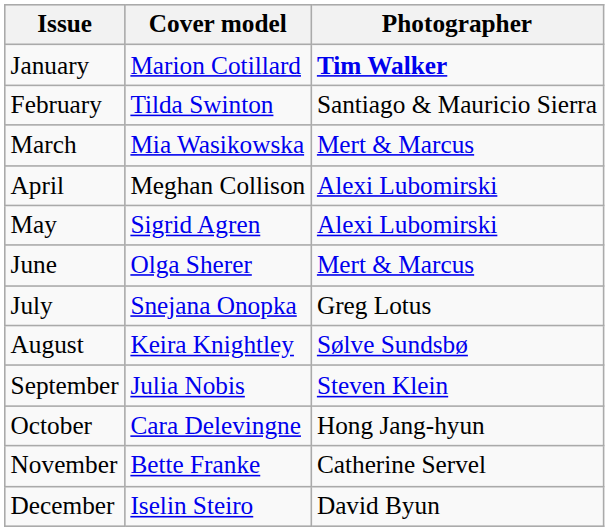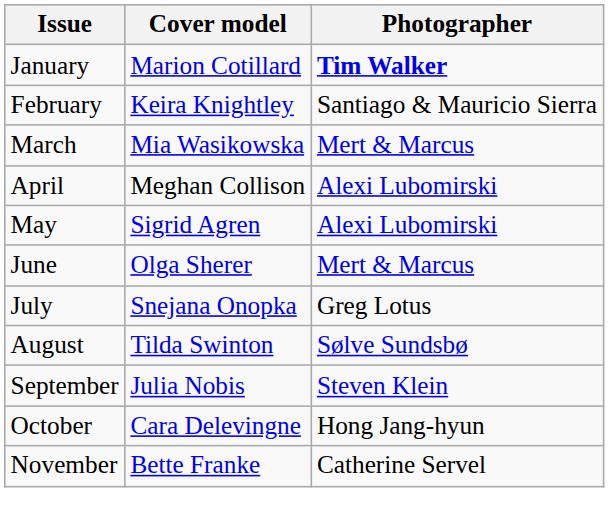(202, 104) Tilda Swinton -> (212, 104) Keira Knightley
(212, 345) Keira Knightley -> (202, 345) Tilda Swinton
- row: (63, 505)
